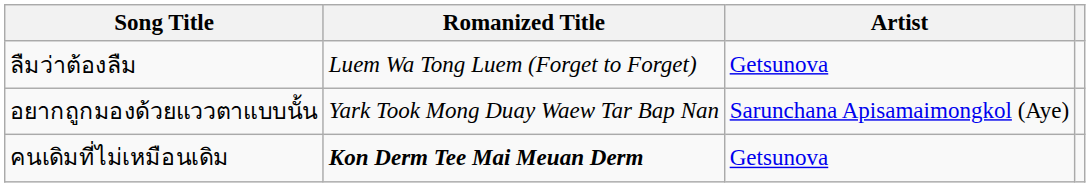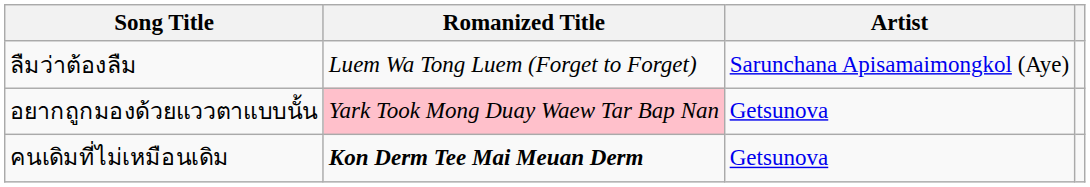(779, 64) Getsunova -> (899, 64) Sarunchana Apisamaimongkol (Aye)
(524, 110) no background -> (524, 110) pink background
(899, 110) Sarunchana Apisamaimongkol (Aye) -> (779, 110) Getsunova
